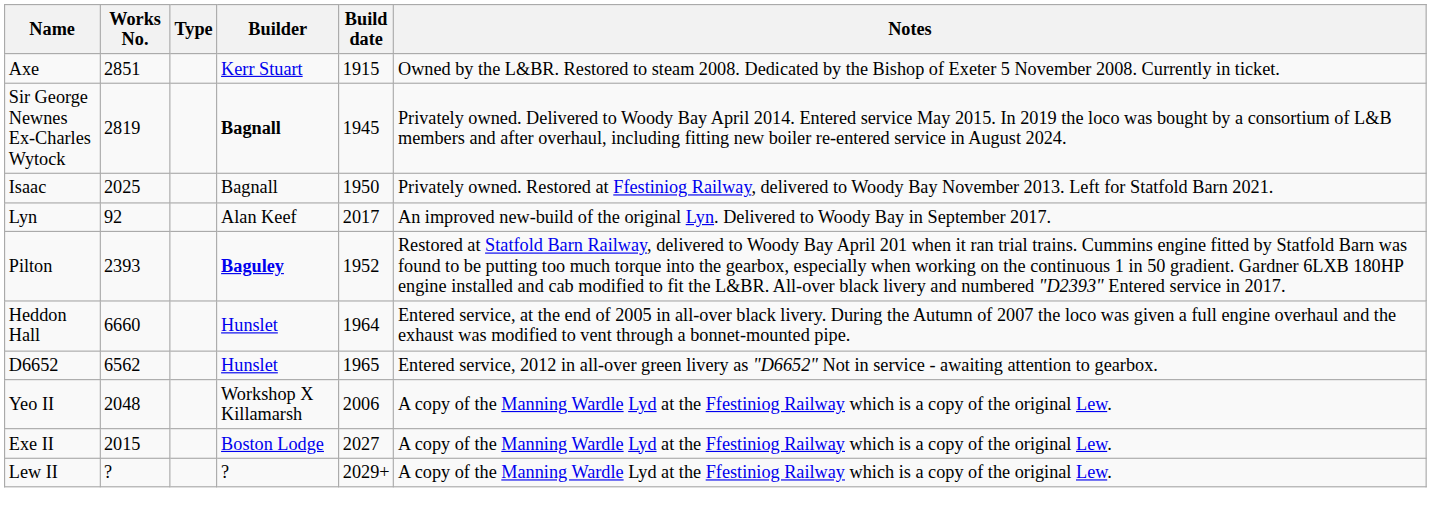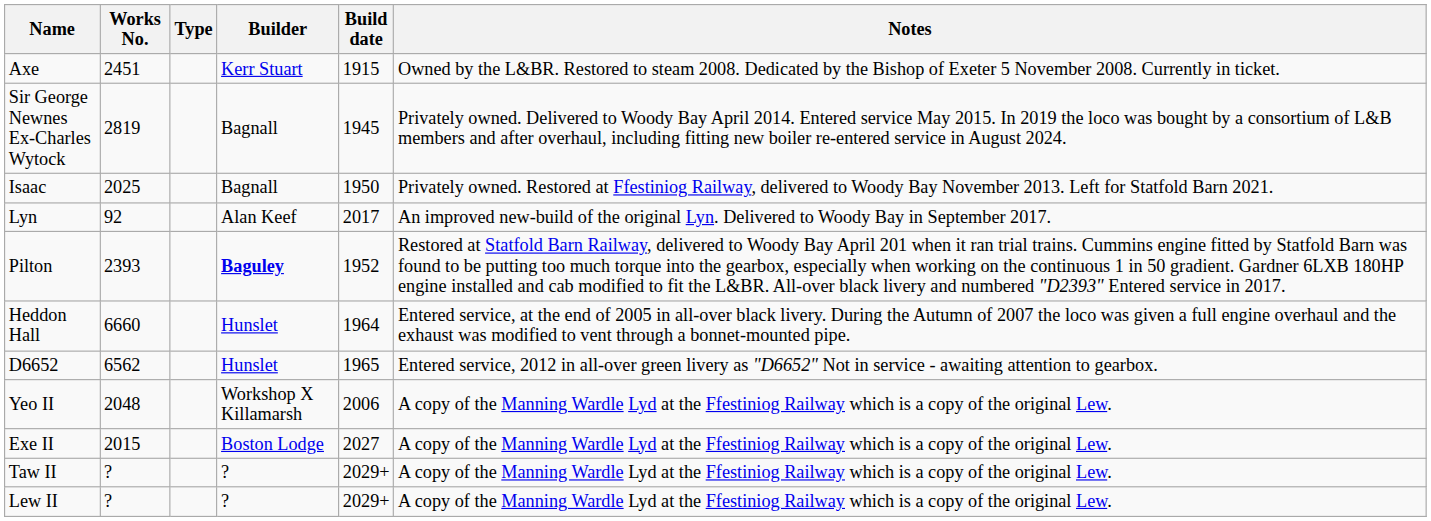(122, 68) 2851 -> (122, 68) 2451
(251, 128) bold -> (249, 128) normal
+ row: (33, 472)
